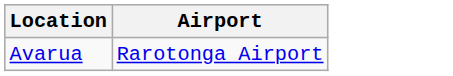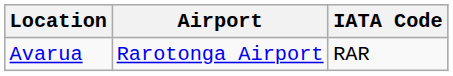+ column: (388, 21)
